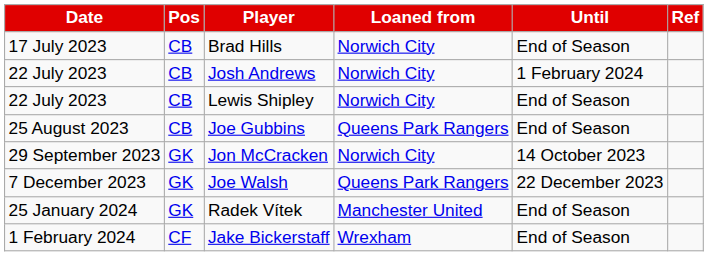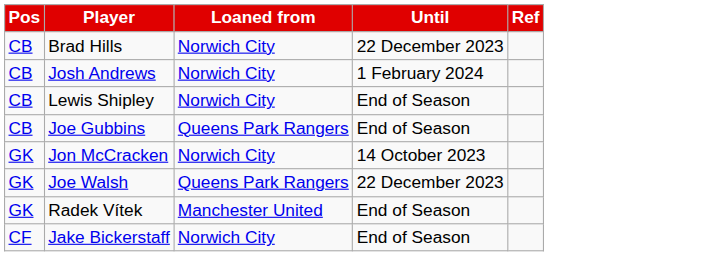- column: (84, 18)
(573, 45) End of Season -> (430, 45) 22 December 2023
(374, 237) Wrexham -> (226, 237) Norwich City
